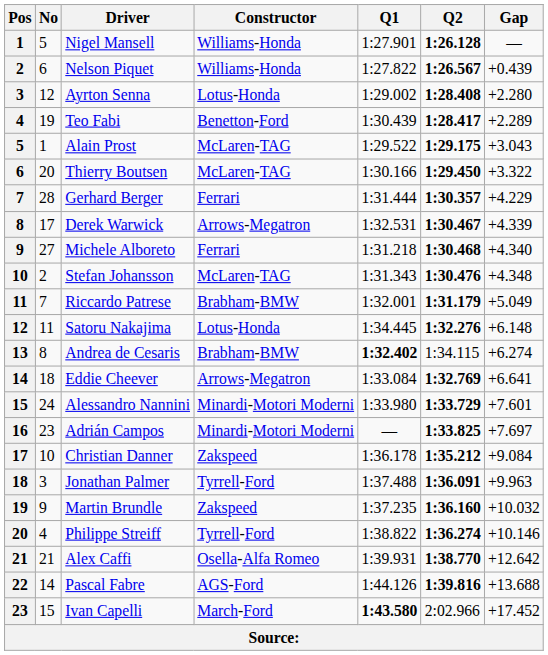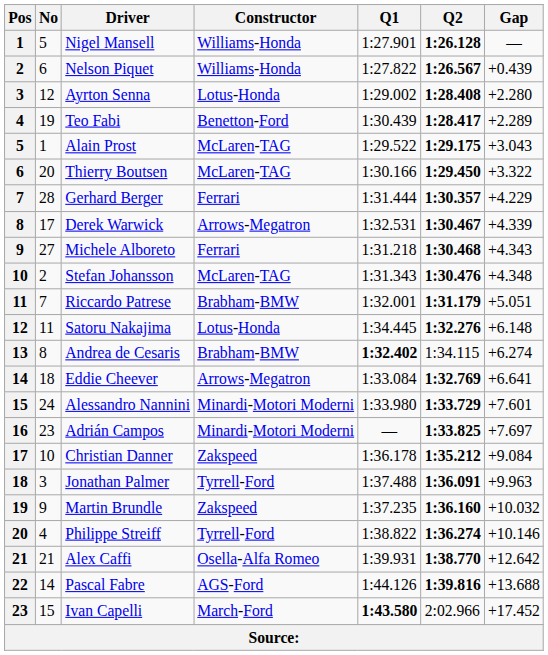(510, 249) +4.340 -> (510, 249) +4.343
(510, 301) +5.049 -> (510, 301) +5.051
